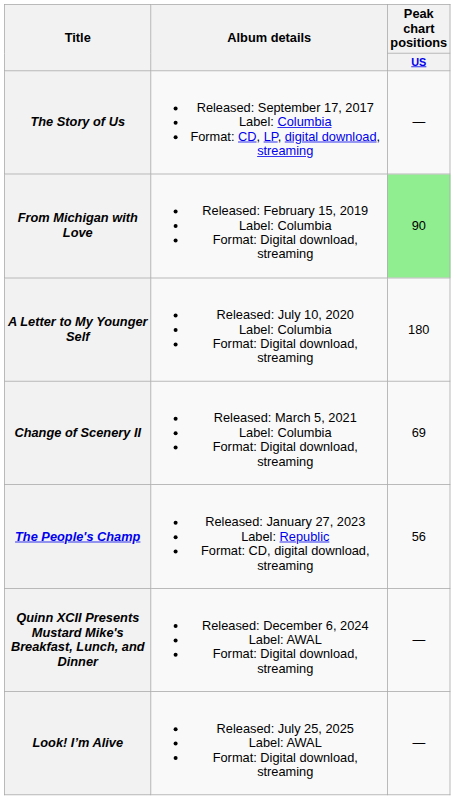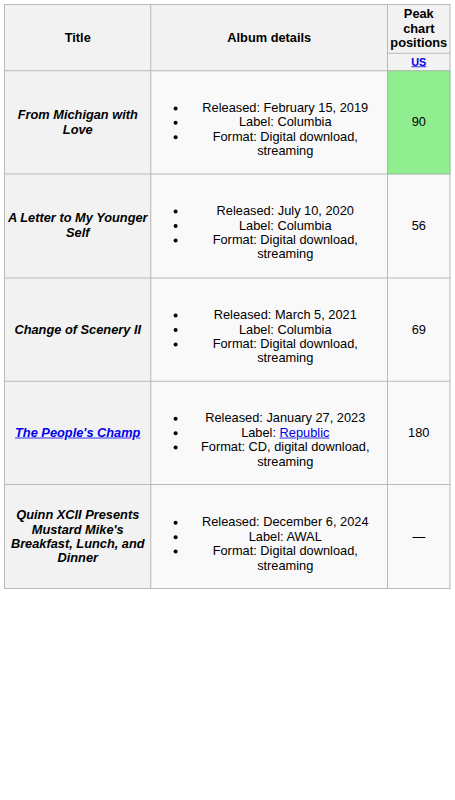- row: (78, 122)
(419, 329) 180 -> (419, 226) 56
(419, 536) 56 -> (419, 433) 180
- row: (78, 743)
